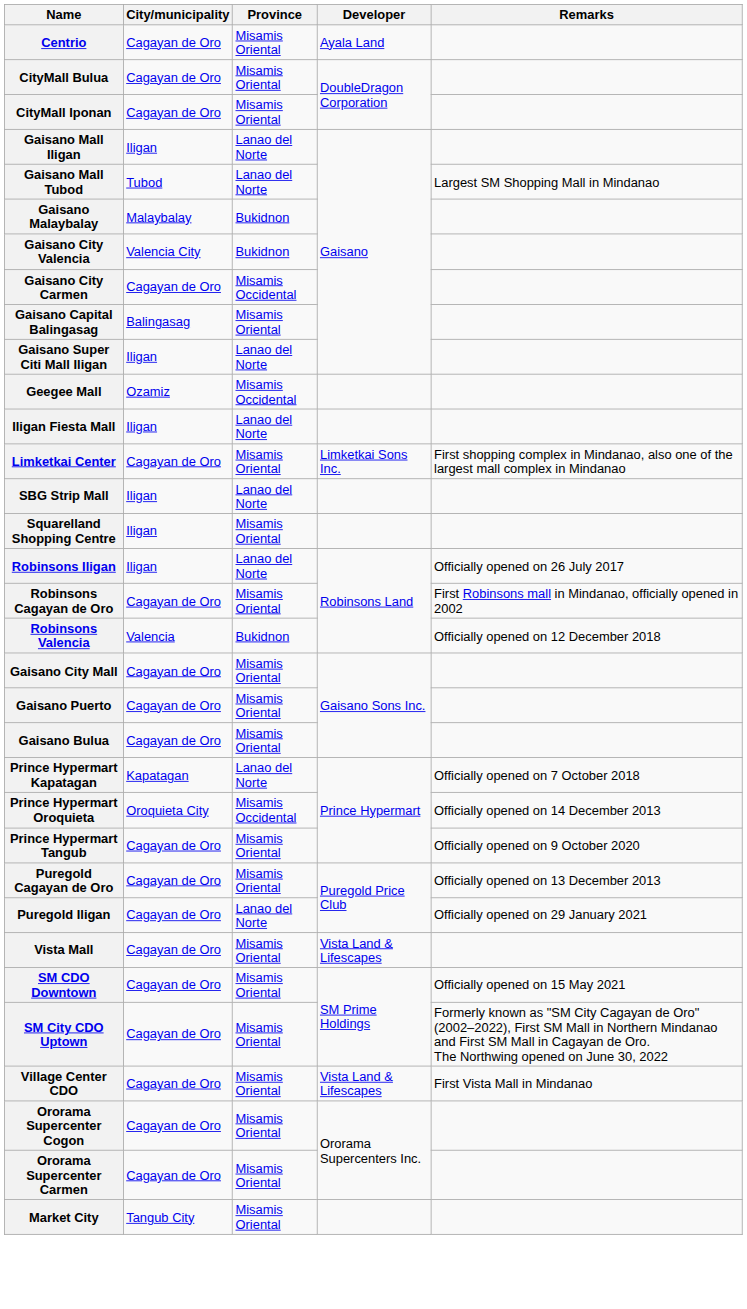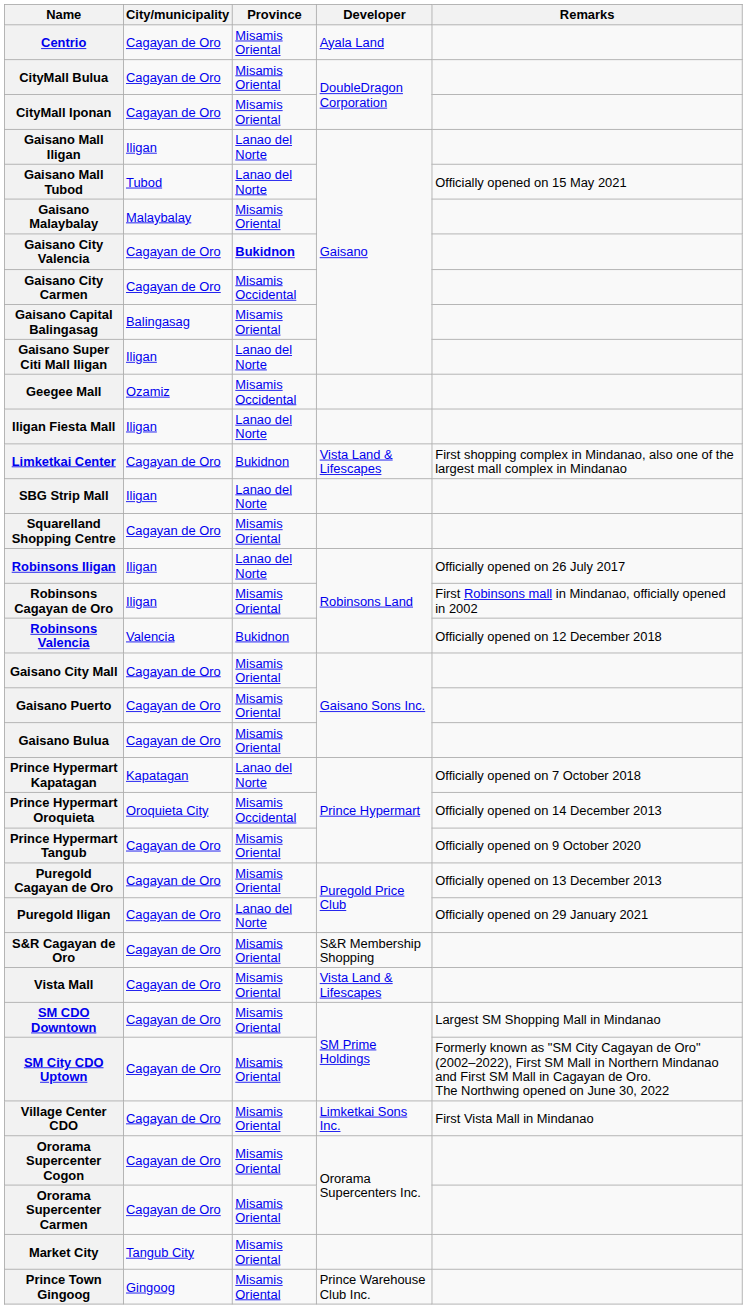(547, 182) Largest SM Shopping Mall in Mindanao -> (531, 182) Officially opened on 15 May 2021
(262, 217) Bukidnon -> (259, 217) Misamis Oriental
(163, 252) Valencia City -> (173, 252) Cagayan de Oro
(262, 252) normal -> (265, 252) bold
(259, 461) Misamis Oriental -> (262, 461) Bukidnon
(364, 461) Limketkai Sons Inc. -> (356, 461) Vista Land & Lifescapes
(142, 531) Iligan -> (173, 531) Cagayan de Oro
(174, 601) Cagayan de Oro -> (141, 601) Iligan
+ row: (64, 950)
(530, 985) Officially opened on 15 May 2021 -> (548, 1020) Largest SM Shopping Mall in Mindanao
(356, 1084) Vista Land & Lifescapes -> (363, 1119) Limketkai Sons Inc.
+ row: (64, 1287)
